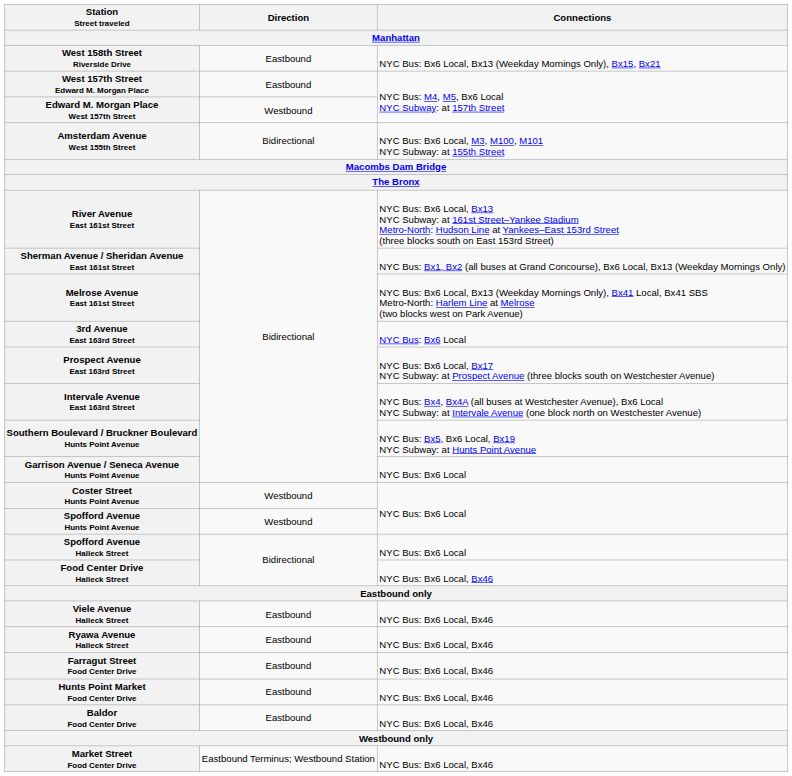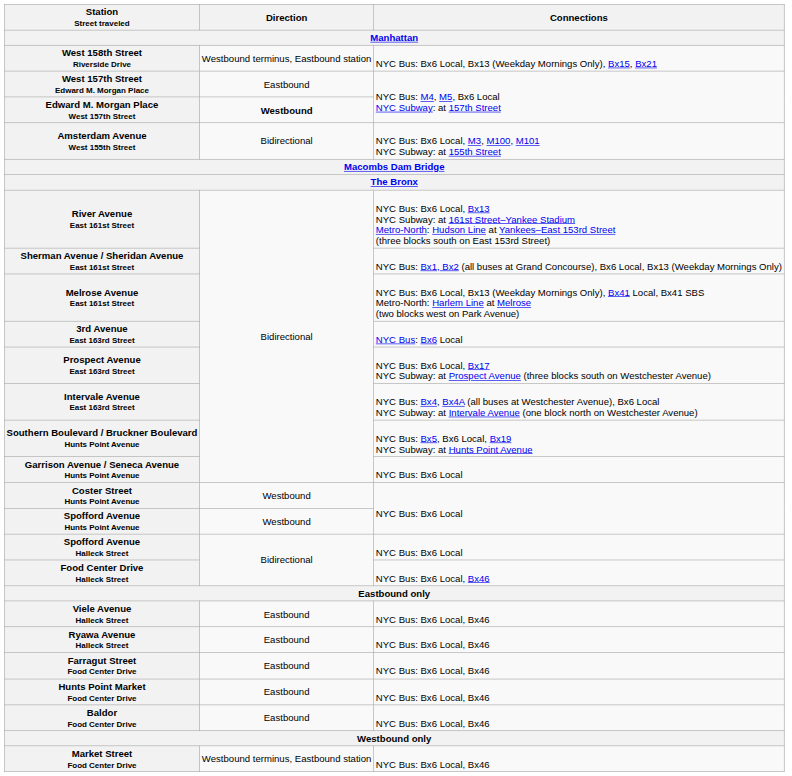(288, 58) Eastbound -> (287, 58) Westbound terminus, Eastbound station
(288, 110) normal -> (287, 110) bold
(288, 759) Eastbound Terminus; Westbound Station -> (287, 759) Westbound terminus, Eastbound station
